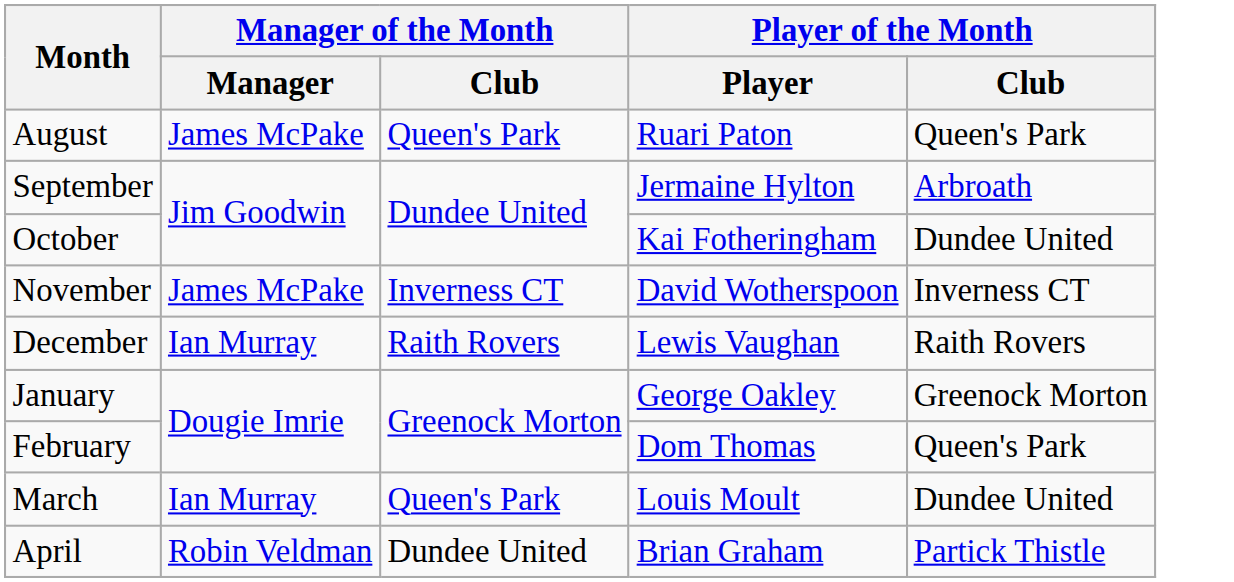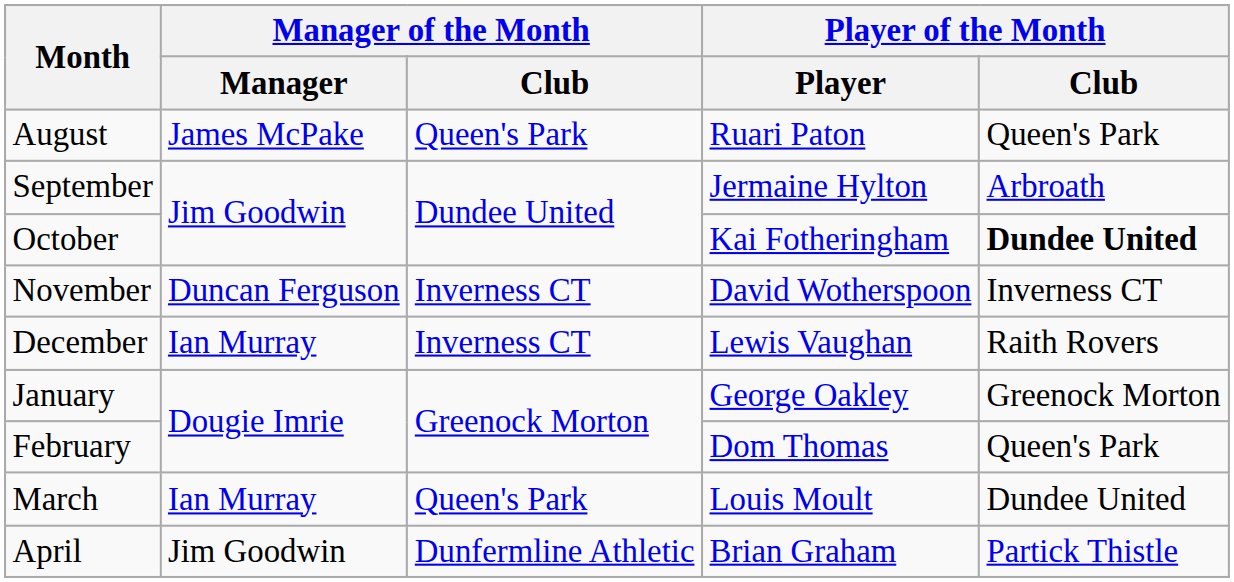(1013, 238) normal -> (1092, 238) bold
(266, 290) James McPake -> (284, 290) Duncan Ferguson
(474, 342) Raith Rovers -> (503, 342) Inverness CT
(270, 550) Robin Veldman -> (257, 550) Jim Goodwin
(487, 550) Dundee United -> (555, 550) Dunfermline Athletic
